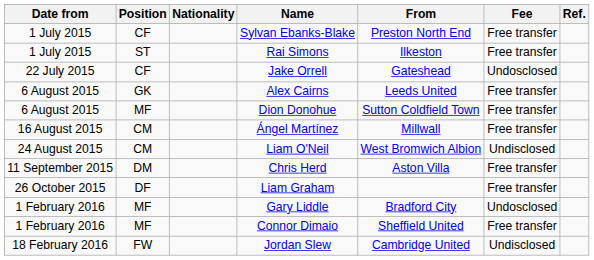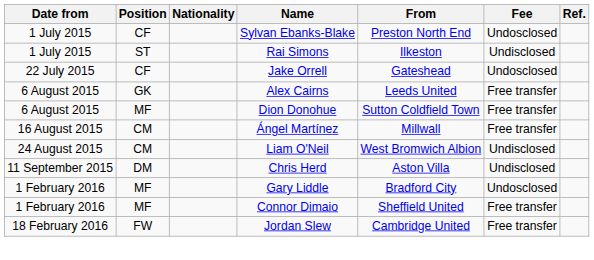(522, 33) Free transfer -> (522, 33) Undosclosed
(522, 52) Free transfer -> (522, 52) Undisclosed
(522, 168) Free transfer -> (522, 168) Undisclosed
- row: (297, 187)
(522, 245) Undisclosed -> (522, 226) Free transfer
